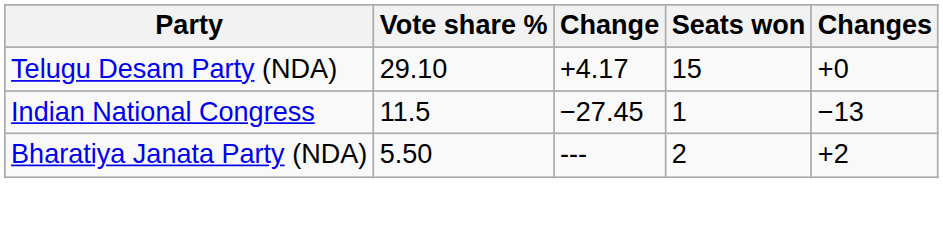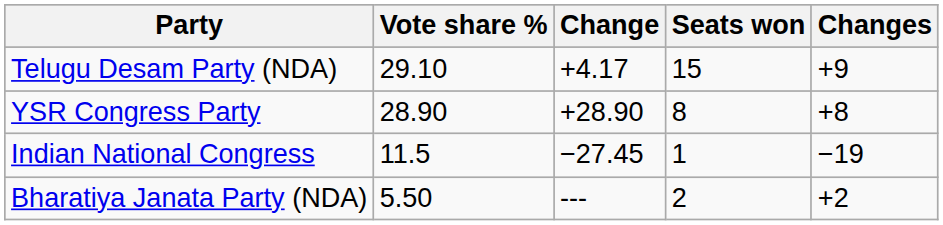(833, 68) +0 -> (833, 68) +9
+ row: (136, 111)
(841, 111) −13 -> (841, 154) −19
